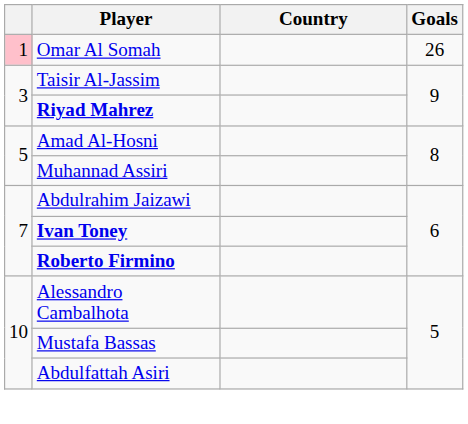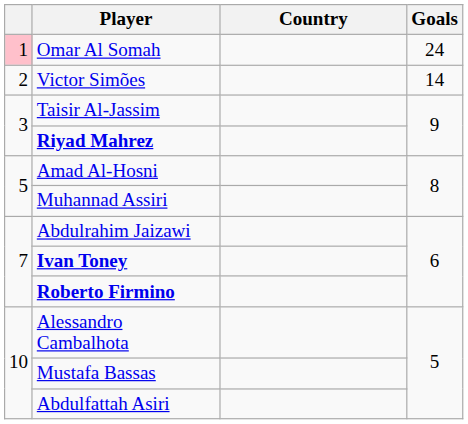(435, 49) 26 -> (435, 49) 24
+ row: (91, 79)
